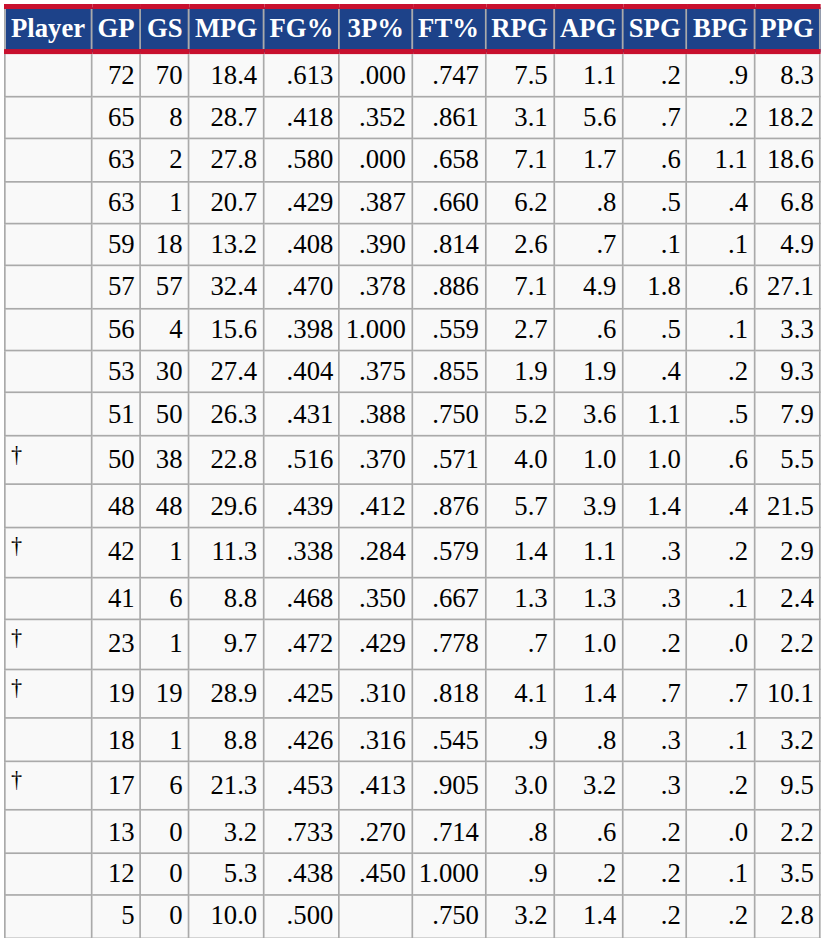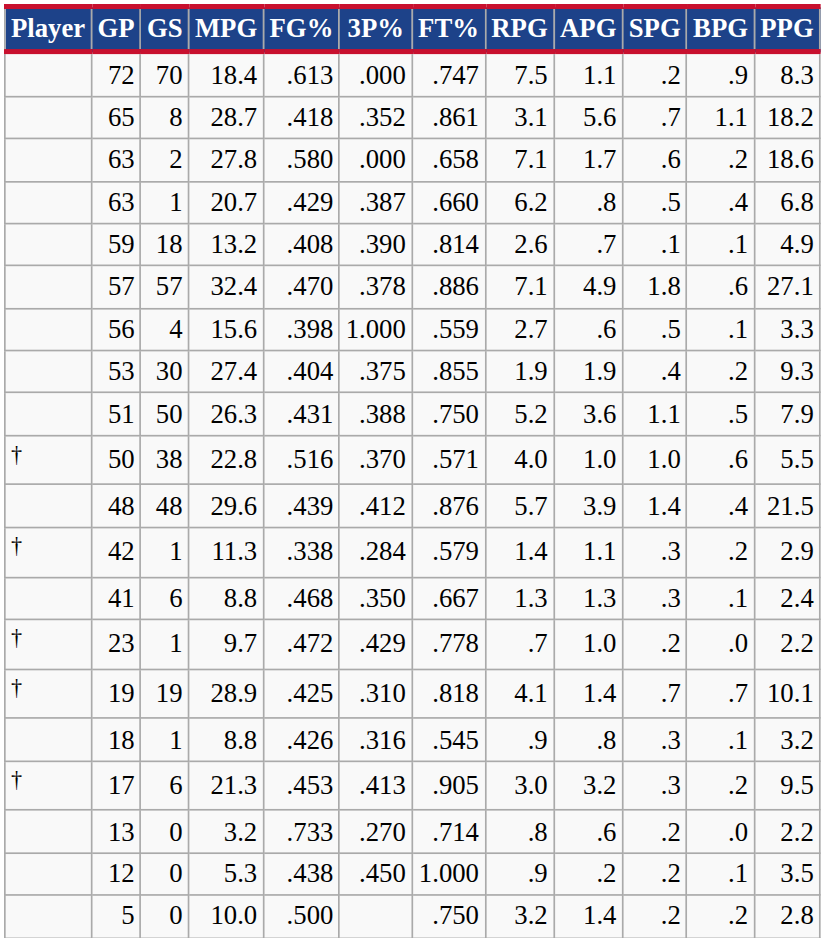(738, 117) .2 -> (731, 117) 1.1
(731, 159) 1.1 -> (738, 159) .2
